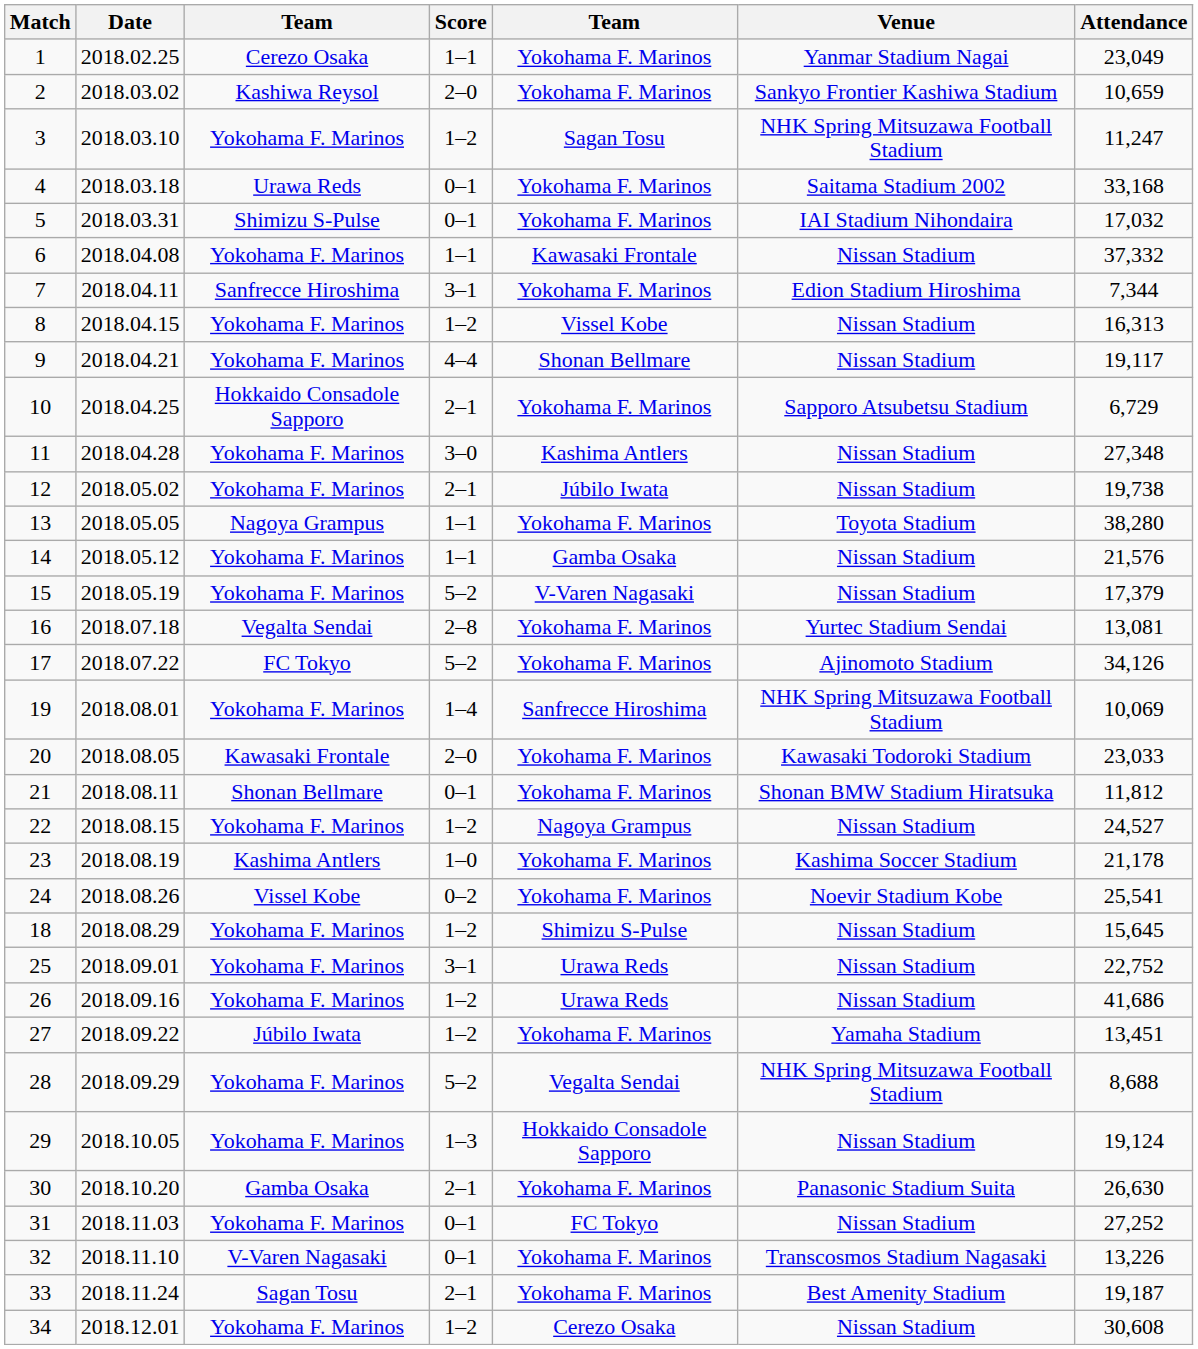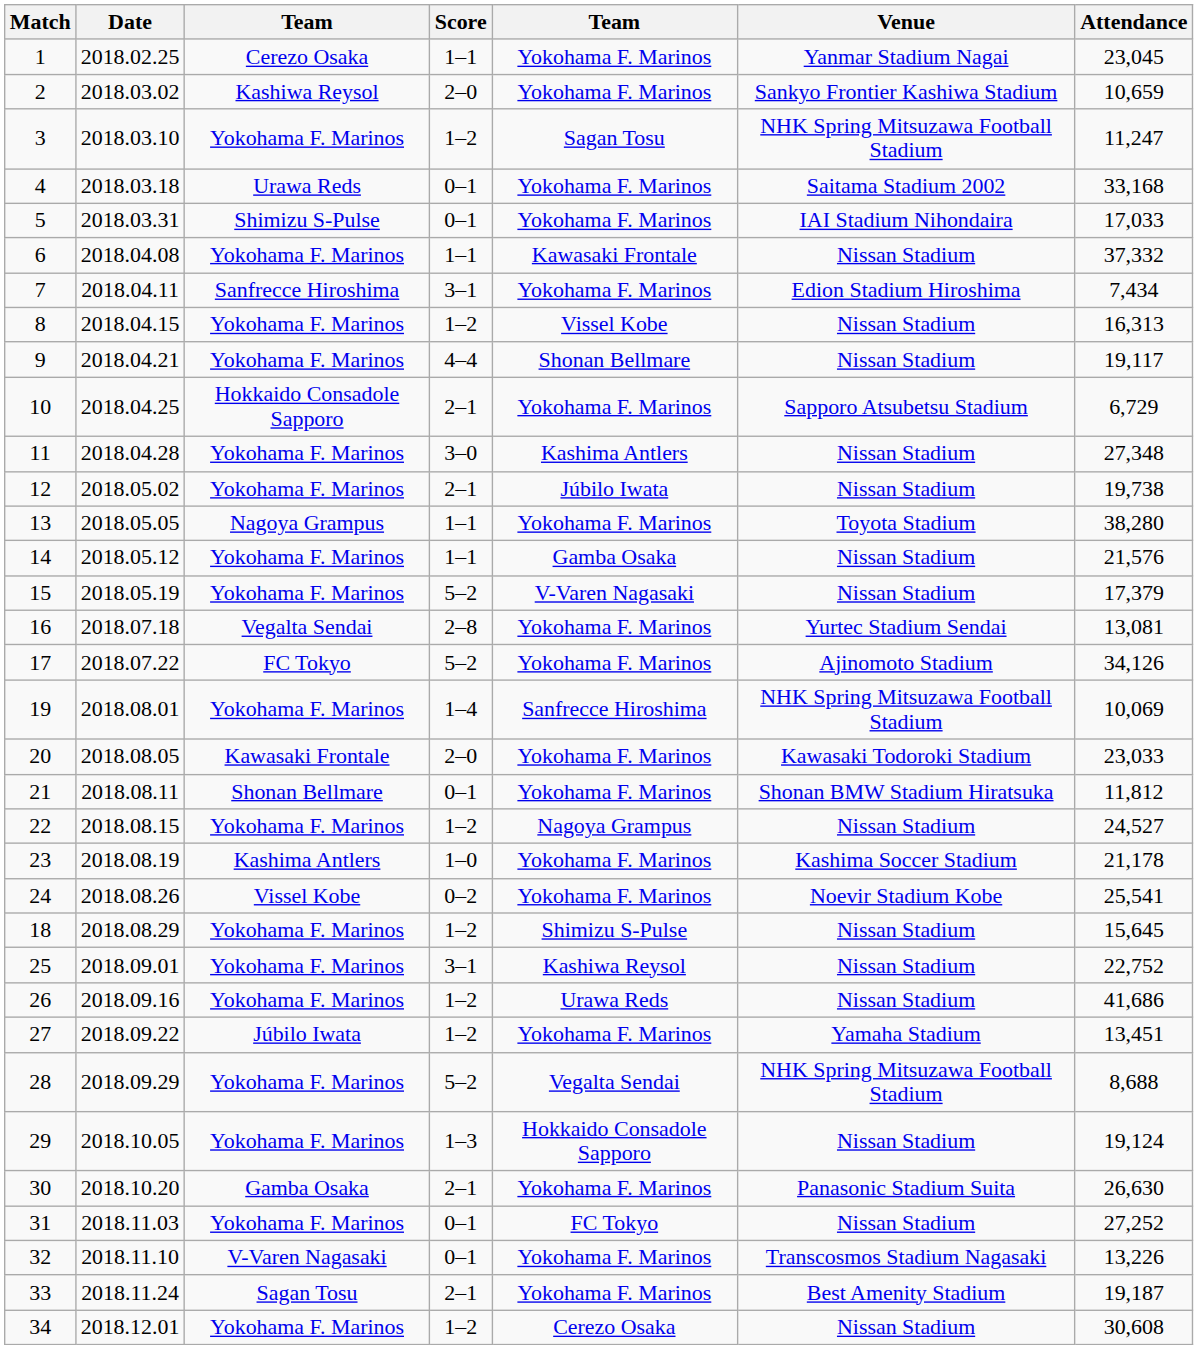(1134, 56) 23,049 -> (1134, 56) 23,045
(1134, 220) 17,032 -> (1134, 220) 17,033
(1134, 289) 7,344 -> (1134, 289) 7,434
(614, 964) Urawa Reds -> (614, 964) Kashiwa Reysol
